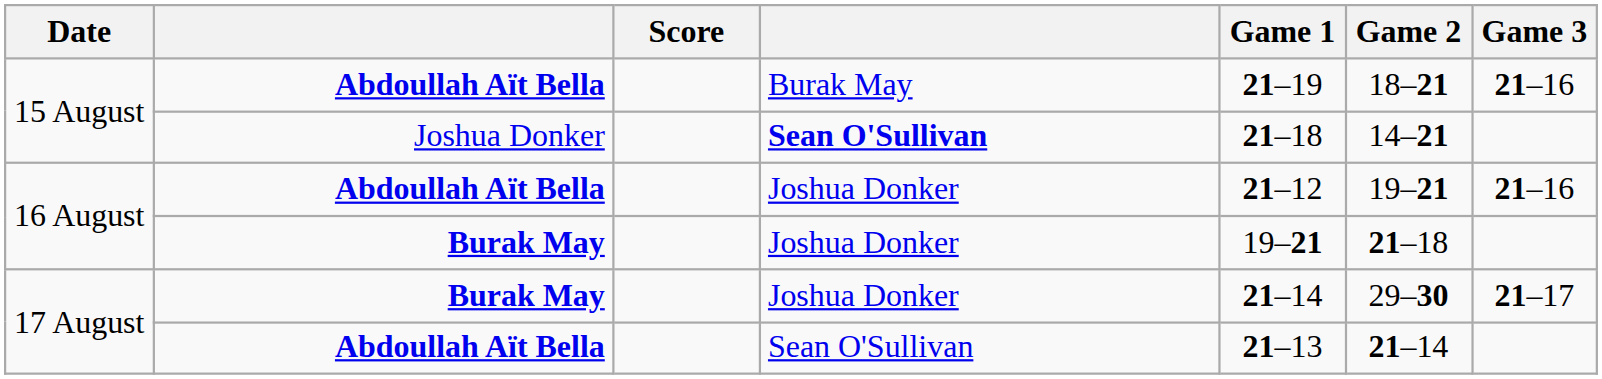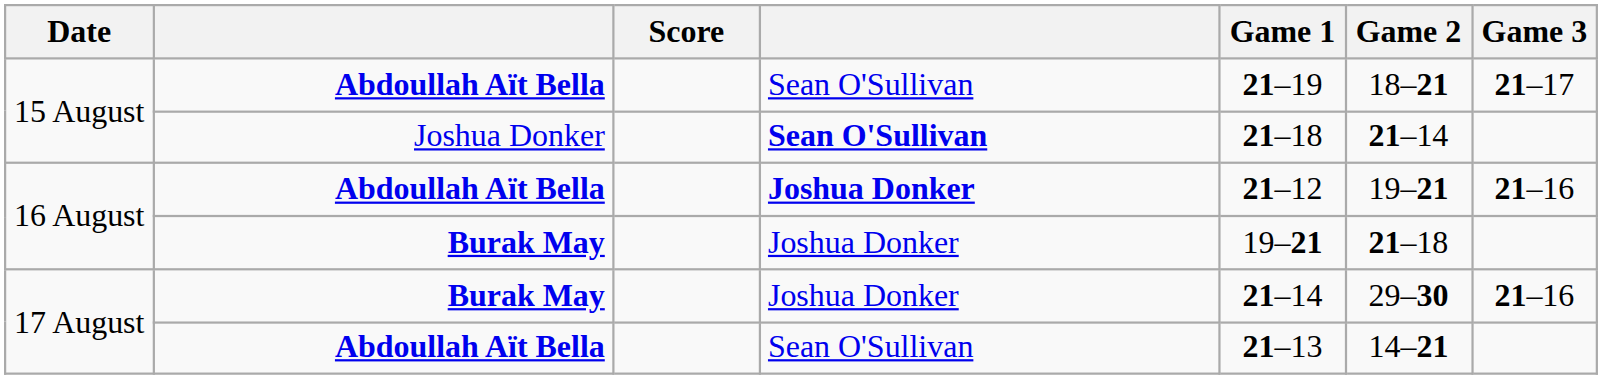(840, 83) Burak May -> (871, 83) Sean O'Sullivan
(1534, 83) 21–16 -> (1534, 83) 21–17
(1408, 136) 14–21 -> (1408, 136) 21–14
(863, 189) normal -> (871, 189) bold
(1534, 294) 21–17 -> (1534, 294) 21–16
(1408, 347) 21–14 -> (1408, 347) 14–21
